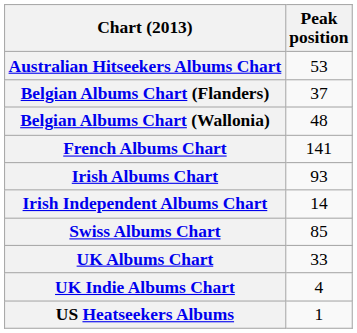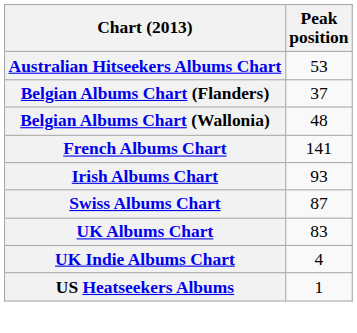- row: (145, 203)
(319, 231) 85 -> (319, 203) 87
(319, 259) 33 -> (319, 231) 83
